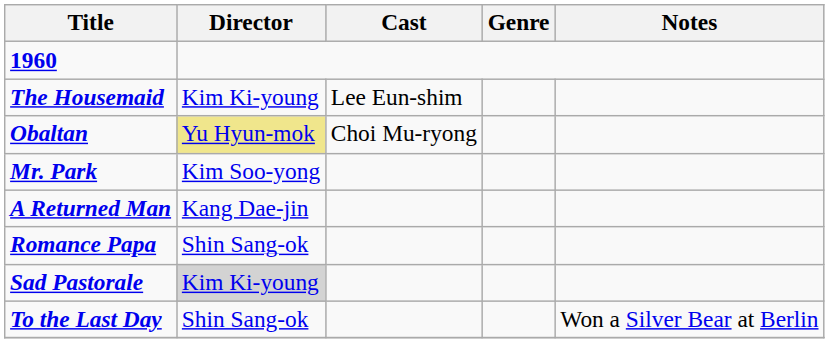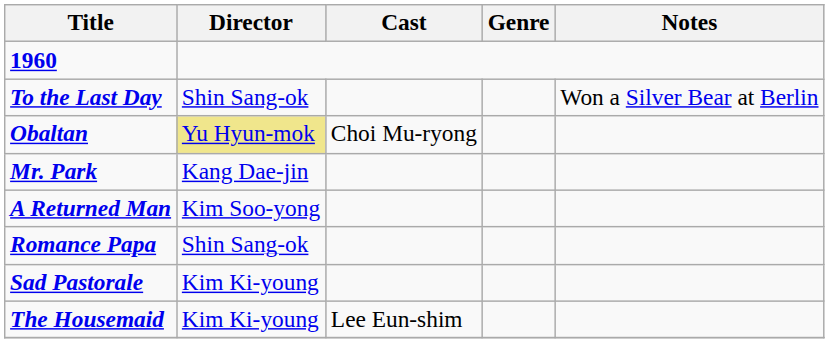rows swapped: (87, 97) <-> (86, 319)
(251, 171) Kim Soo-yong -> (245, 171) Kang Dae-jin
(245, 208) Kang Dae-jin -> (251, 208) Kim Soo-yong
(250, 282) lightgrey background -> (250, 282) no background
